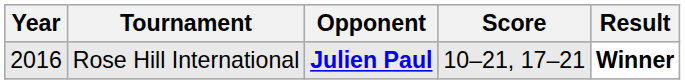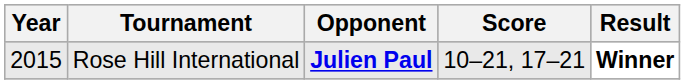(36, 60) 2016 -> (36, 60) 2015
